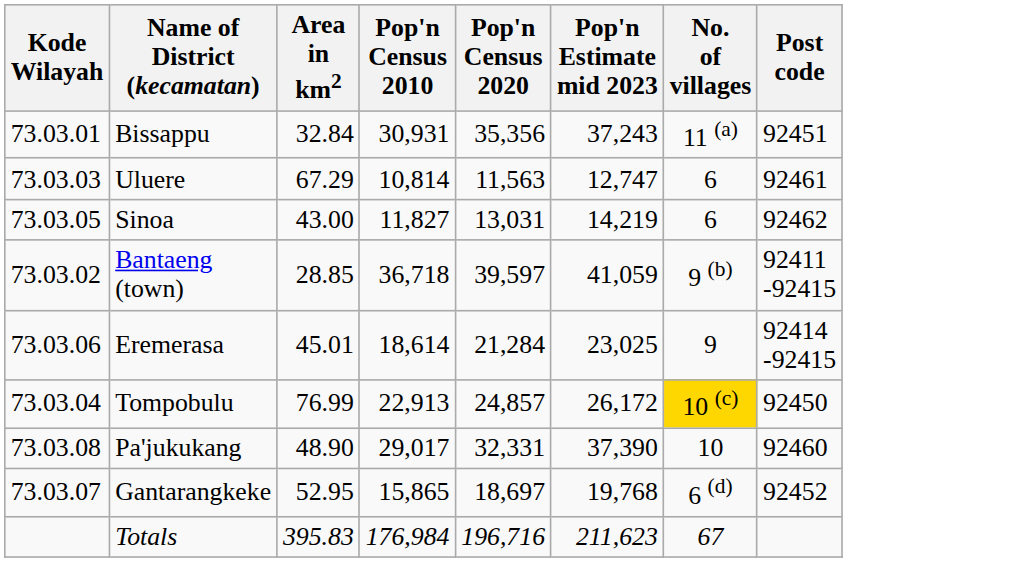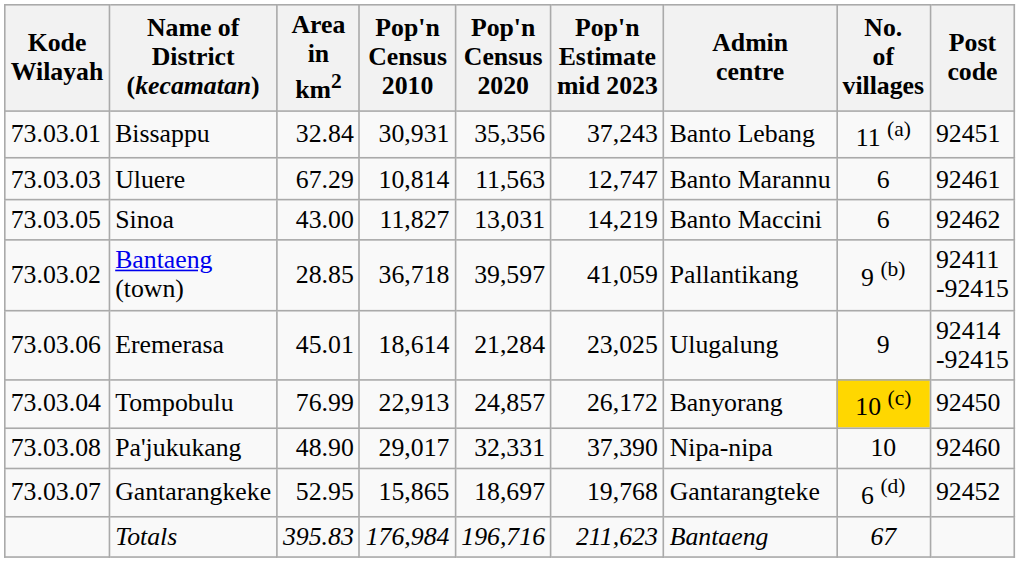+ column: (750, 57)
